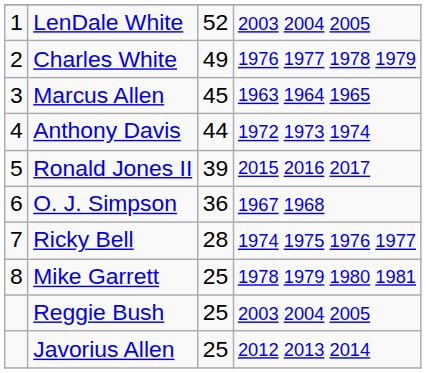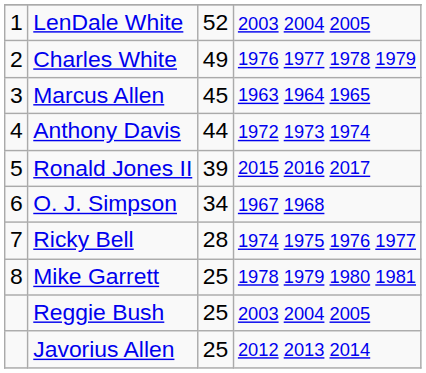(216, 204) 36 -> (216, 204) 34
